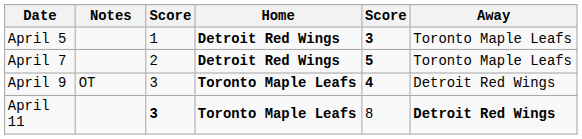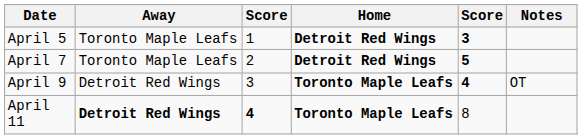columns swapped: (494, 16) <-> (111, 16)
(154, 115) 3 -> (250, 115) 4
